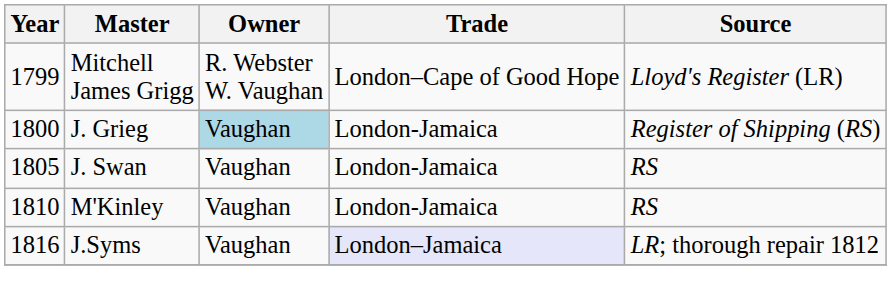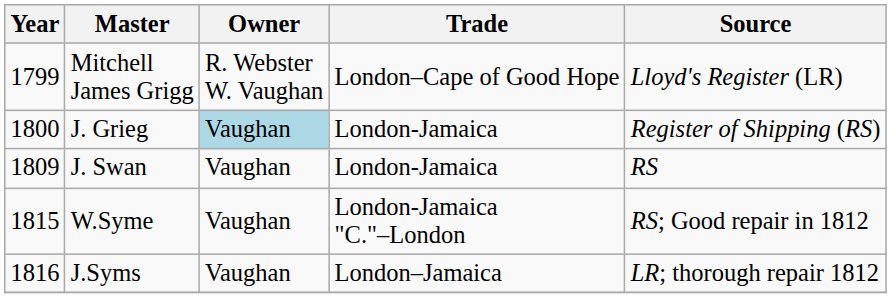(35, 167) 1805 -> (35, 167) 1809
- row: (117, 206)
+ row: (112, 220)
(418, 245) lavender background -> (418, 273) no background
